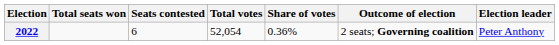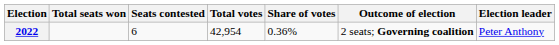(226, 31) 52,054 -> (226, 31) 42,954
